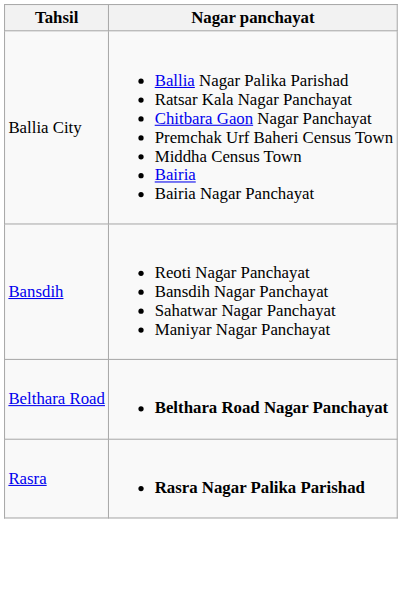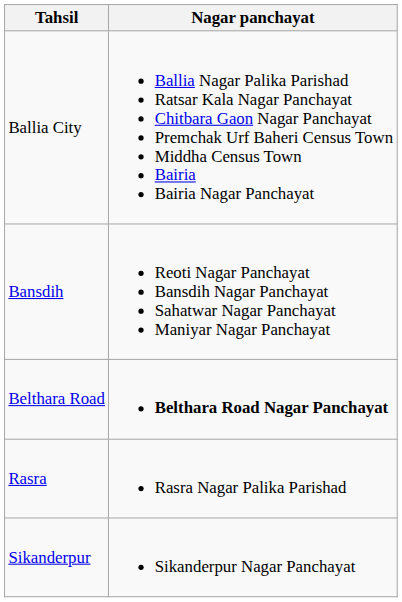(253, 488) bold -> (253, 488) normal
+ row: (49, 557)
